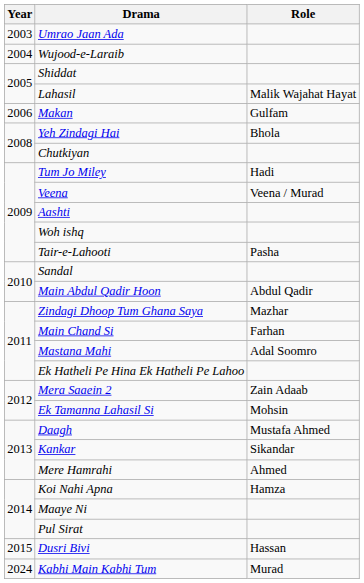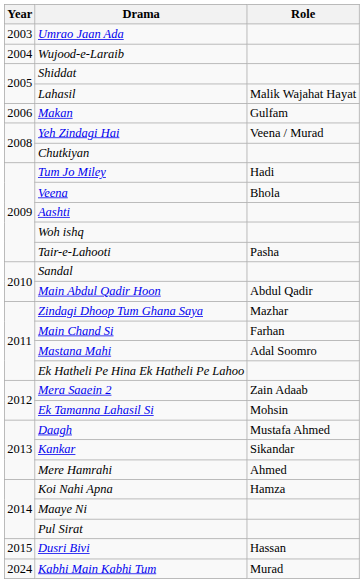(265, 133) Bhola -> (287, 133) Veena / Murad
(287, 192) Veena / Murad -> (265, 192) Bhola
